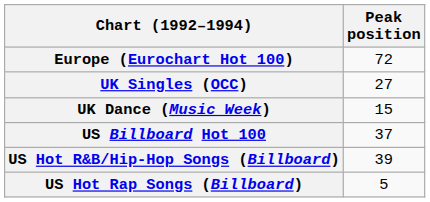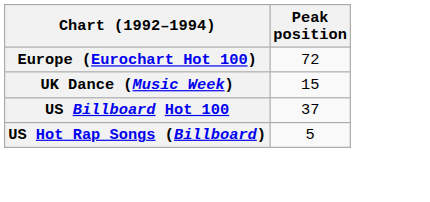- row: (174, 85)
- row: (174, 160)
